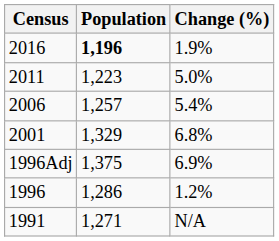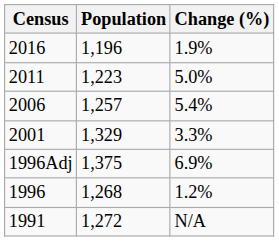(102, 47) bold -> (102, 47) normal
(194, 134) 6.8% -> (194, 134) 3.3%
(102, 192) 1,286 -> (102, 192) 1,268
(102, 221) 1,271 -> (102, 221) 1,272
